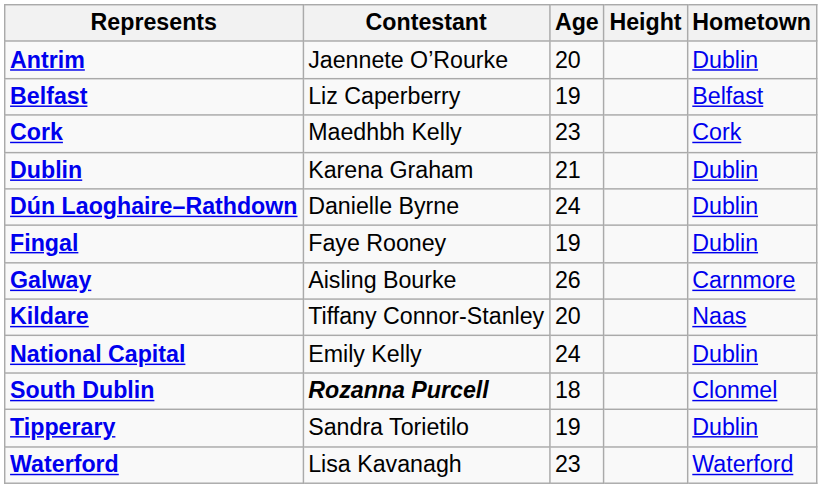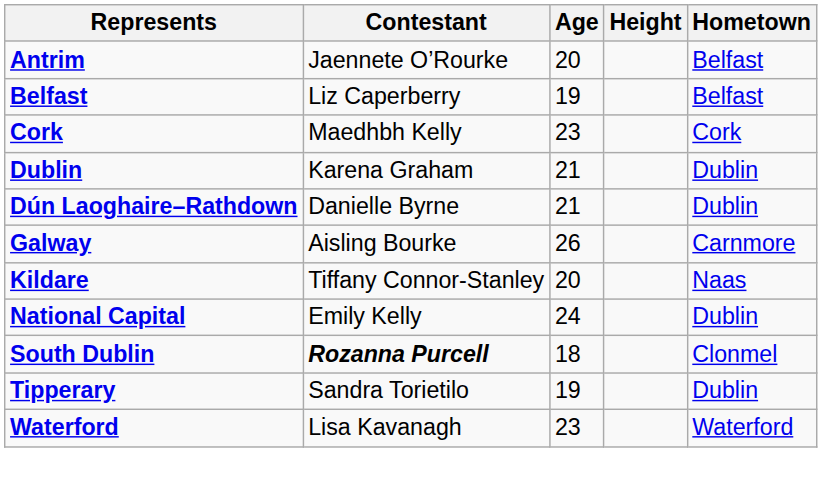(725, 59) Dublin -> (728, 59) Belfast
(568, 206) 24 -> (568, 206) 21
- row: (44, 243)
